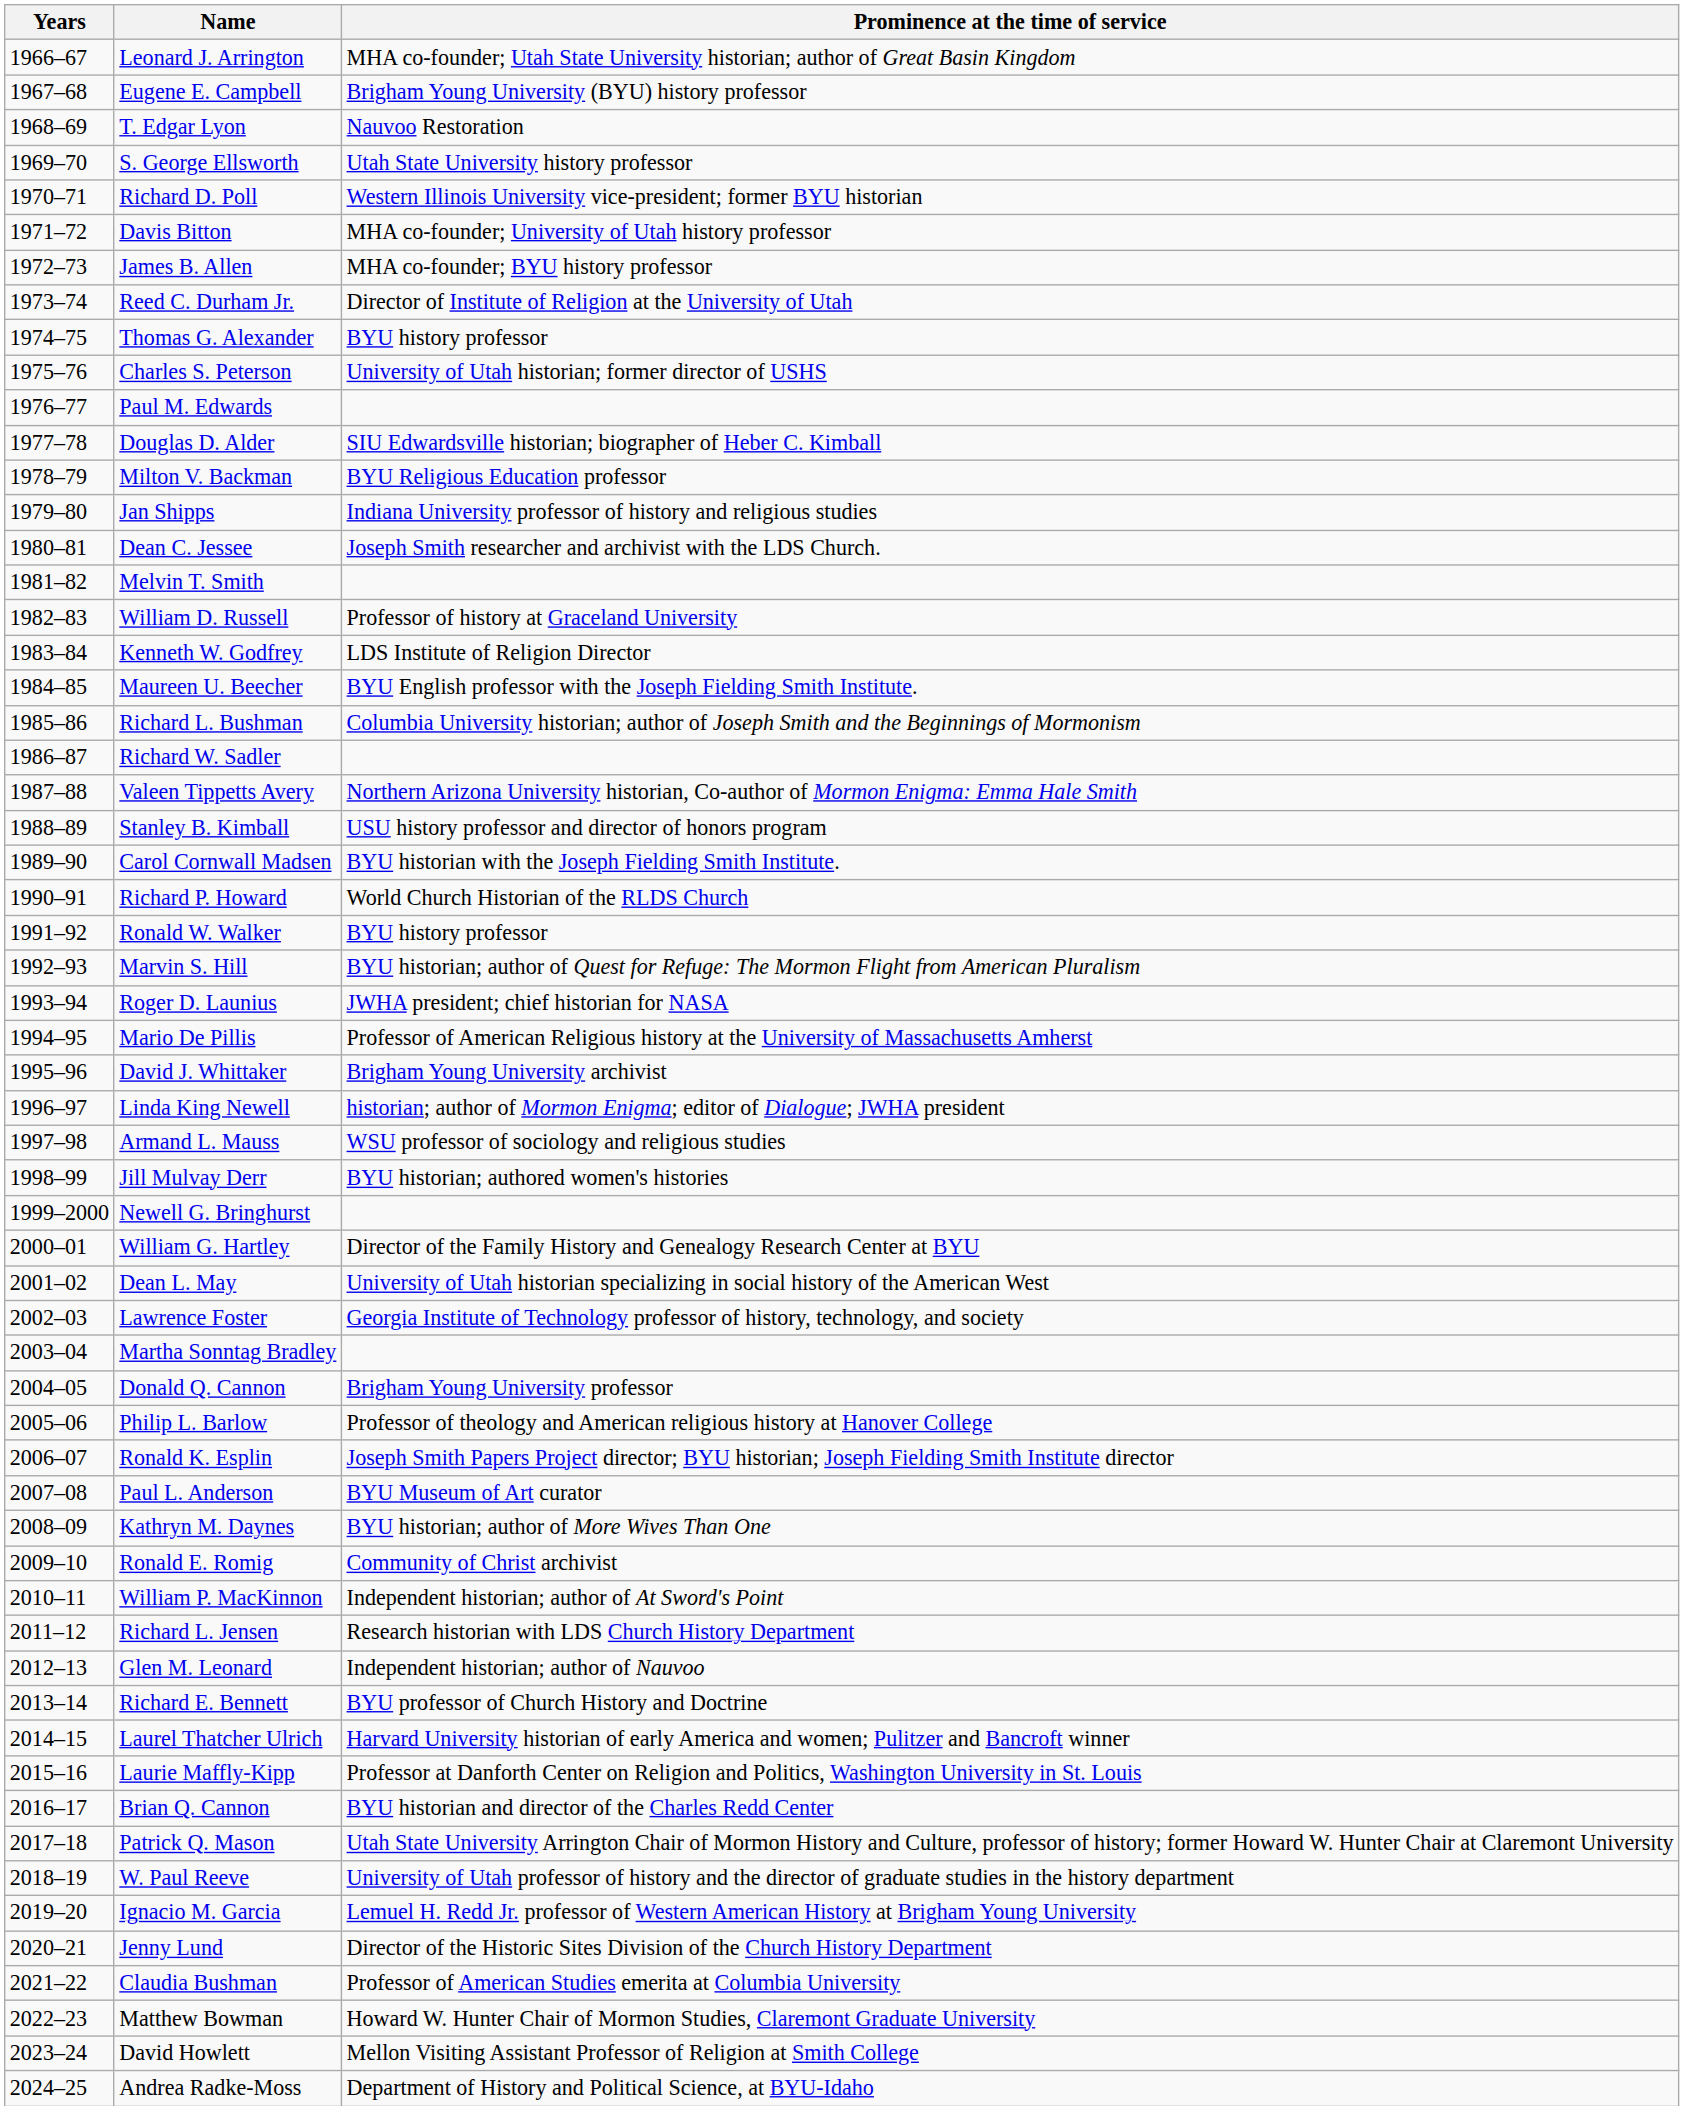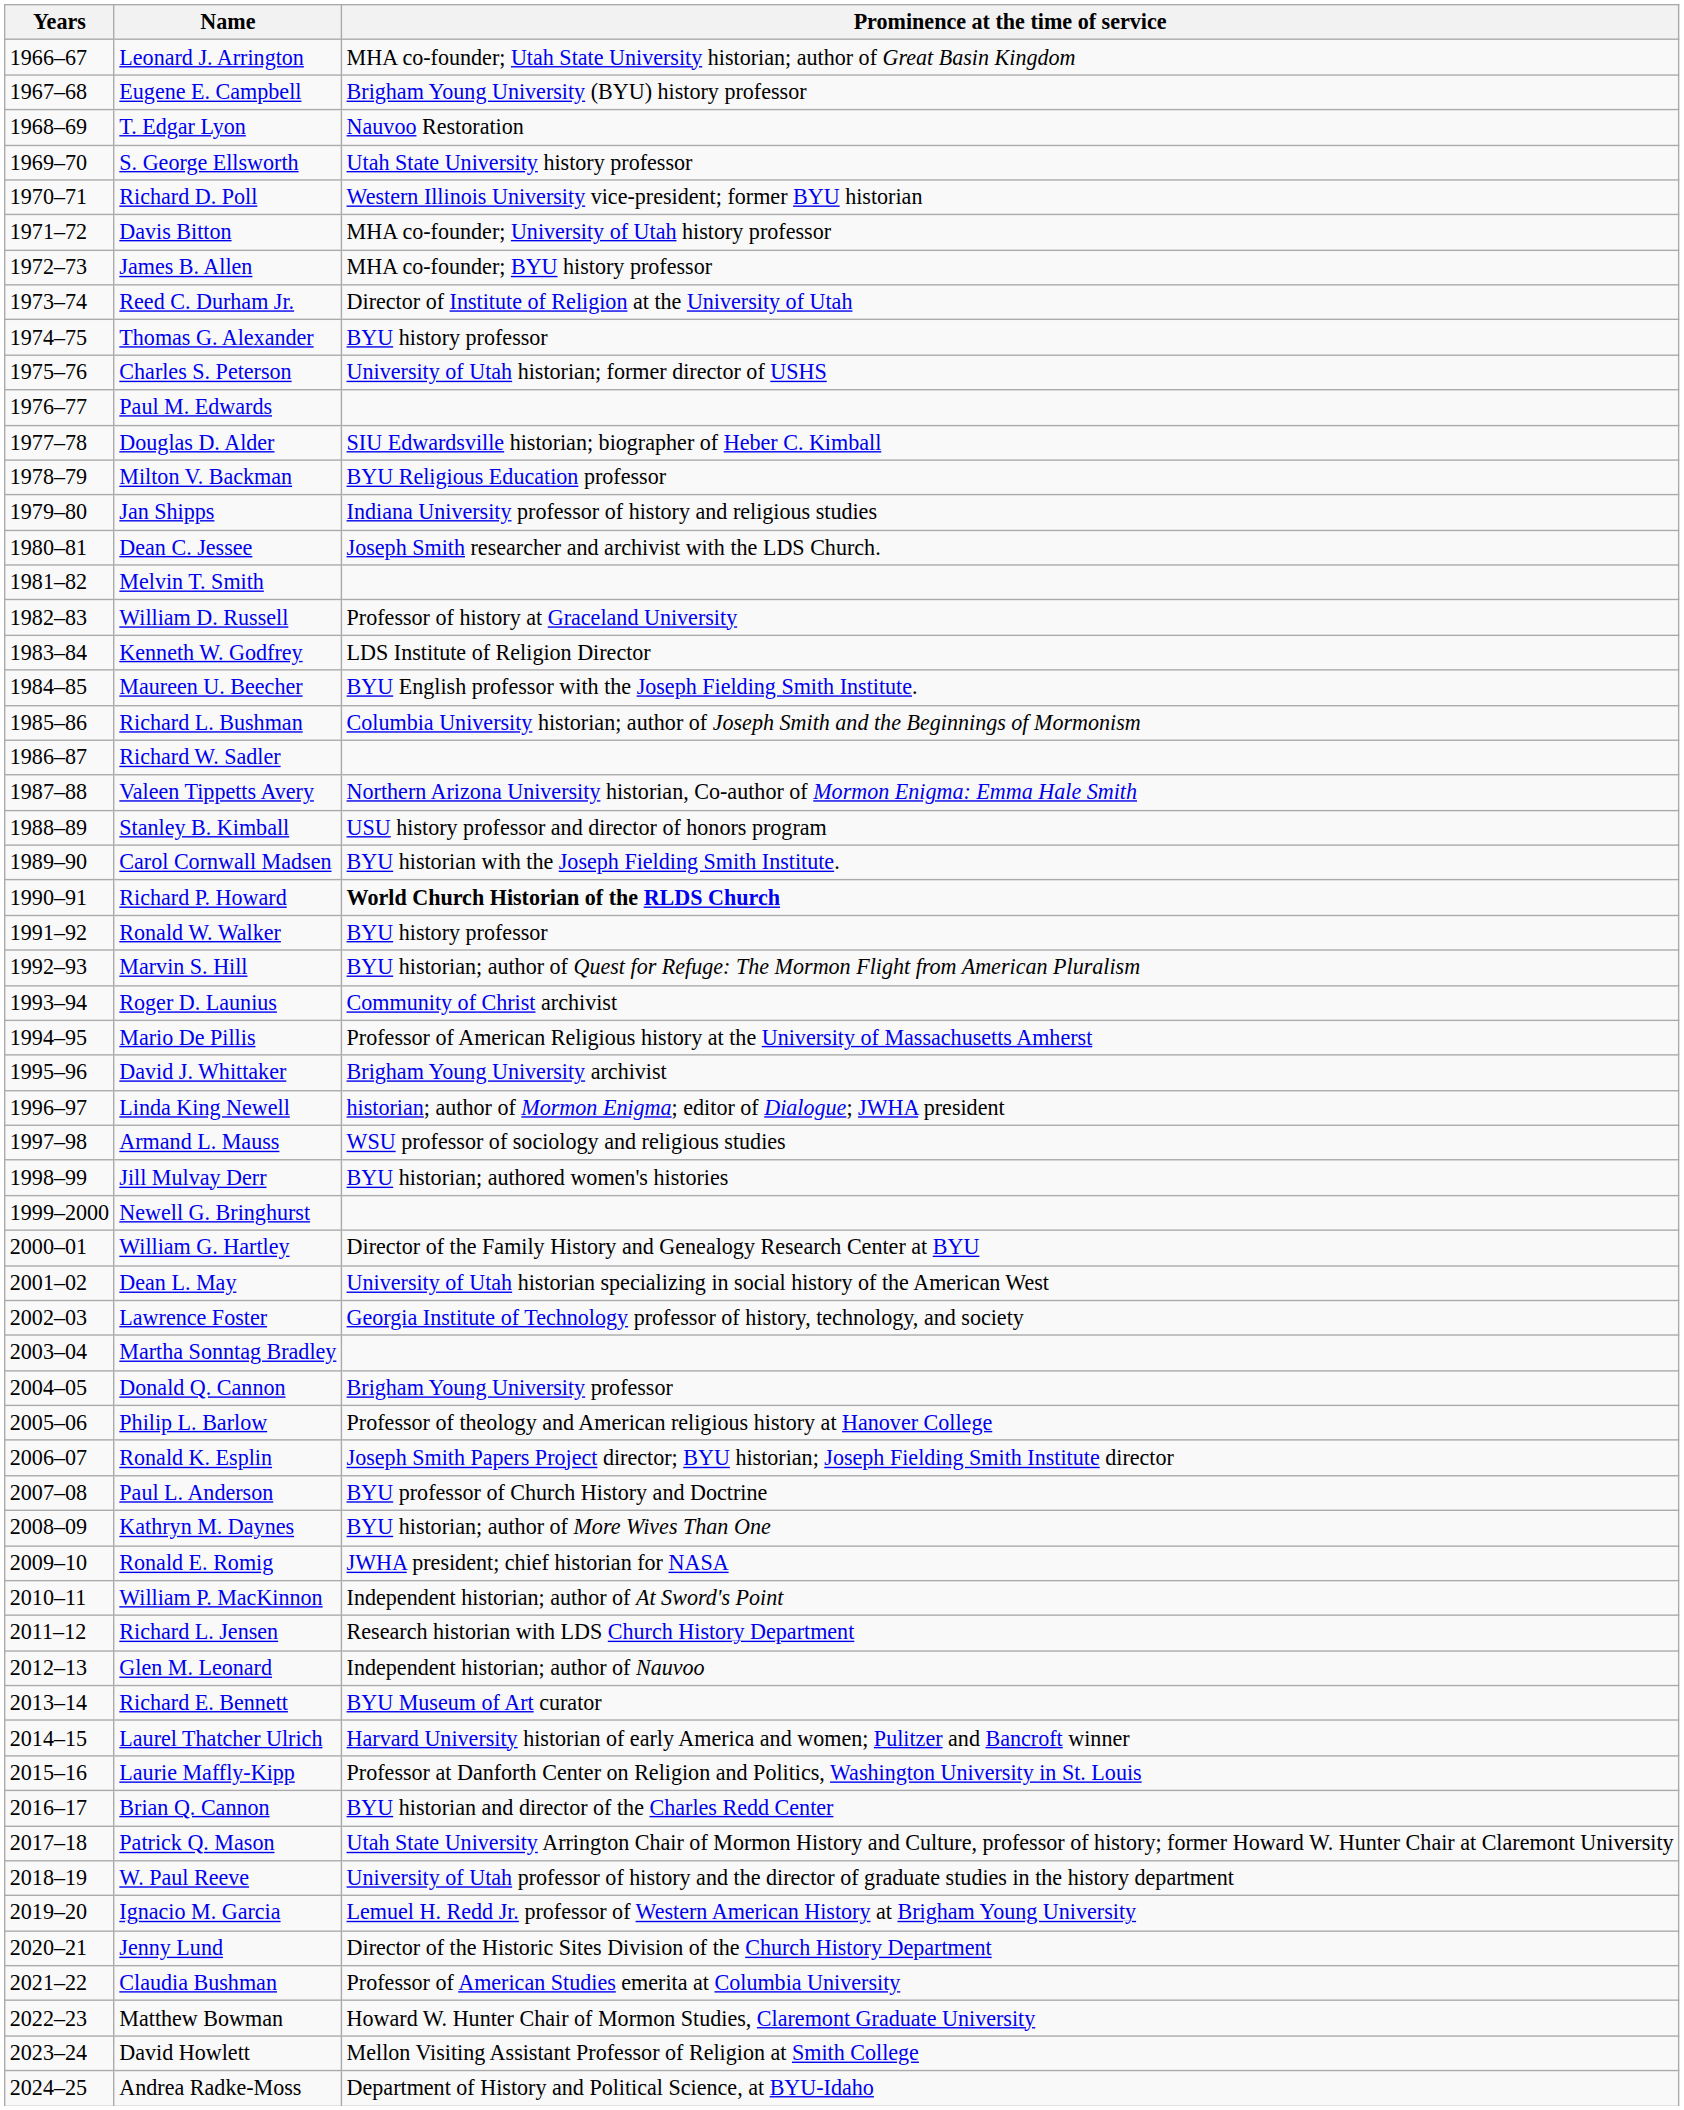(547, 897) normal -> (563, 897) bold
(538, 1002) JWHA president; chief historian for NASA -> (482, 1002) Community of Christ archivist
(474, 1492) BYU Museum of Art curator -> (557, 1492) BYU professor of Church History and Doctrine
(482, 1562) Community of Christ archivist -> (538, 1562) JWHA president; chief historian for NASA
(557, 1702) BYU professor of Church History and Doctrine -> (474, 1702) BYU Museum of Art curator
